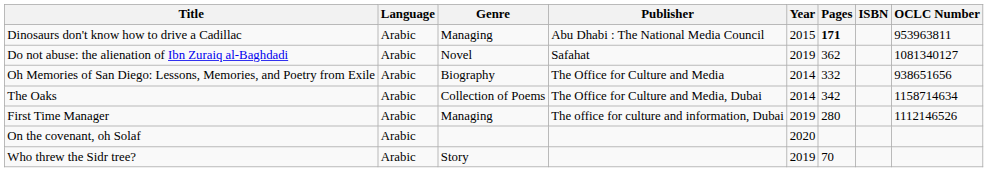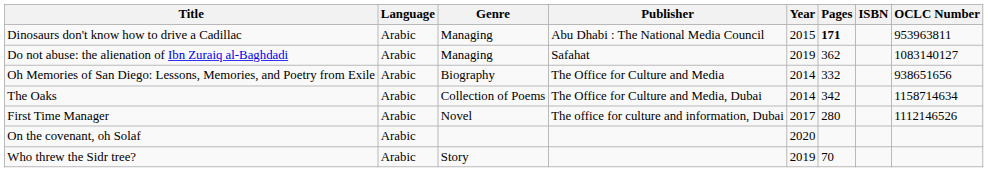(456, 55) Novel -> (467, 55) Managing
(926, 55) 1081340127 -> (926, 55) 1083140127
(467, 116) Managing -> (456, 116) Novel
(802, 116) 2019 -> (802, 116) 2017
